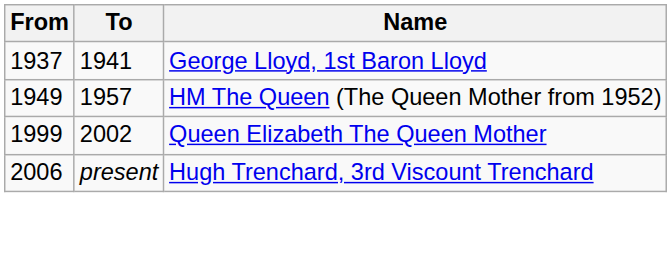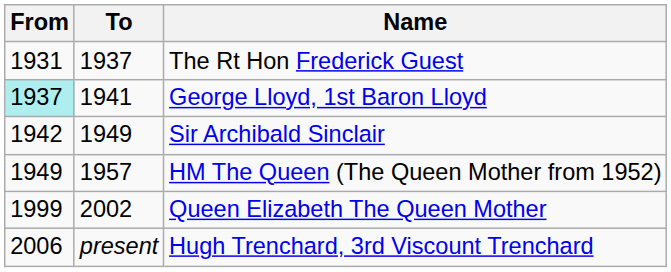+ row: (316, 60)
(36, 60) no background -> (36, 97) paleturquoise background
+ row: (277, 135)
